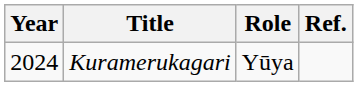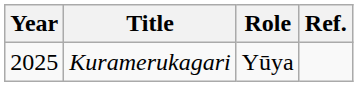(34, 61) 2024 -> (34, 61) 2025
